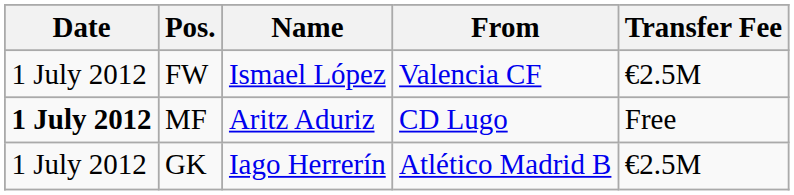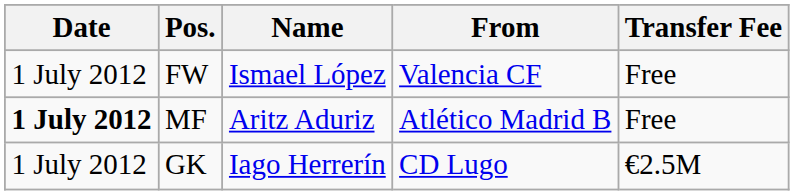(663, 73) €2.5M -> (651, 73) Free
(453, 119) CD Lugo -> (505, 119) Atlético Madrid B
(505, 165) Atlético Madrid B -> (453, 165) CD Lugo
